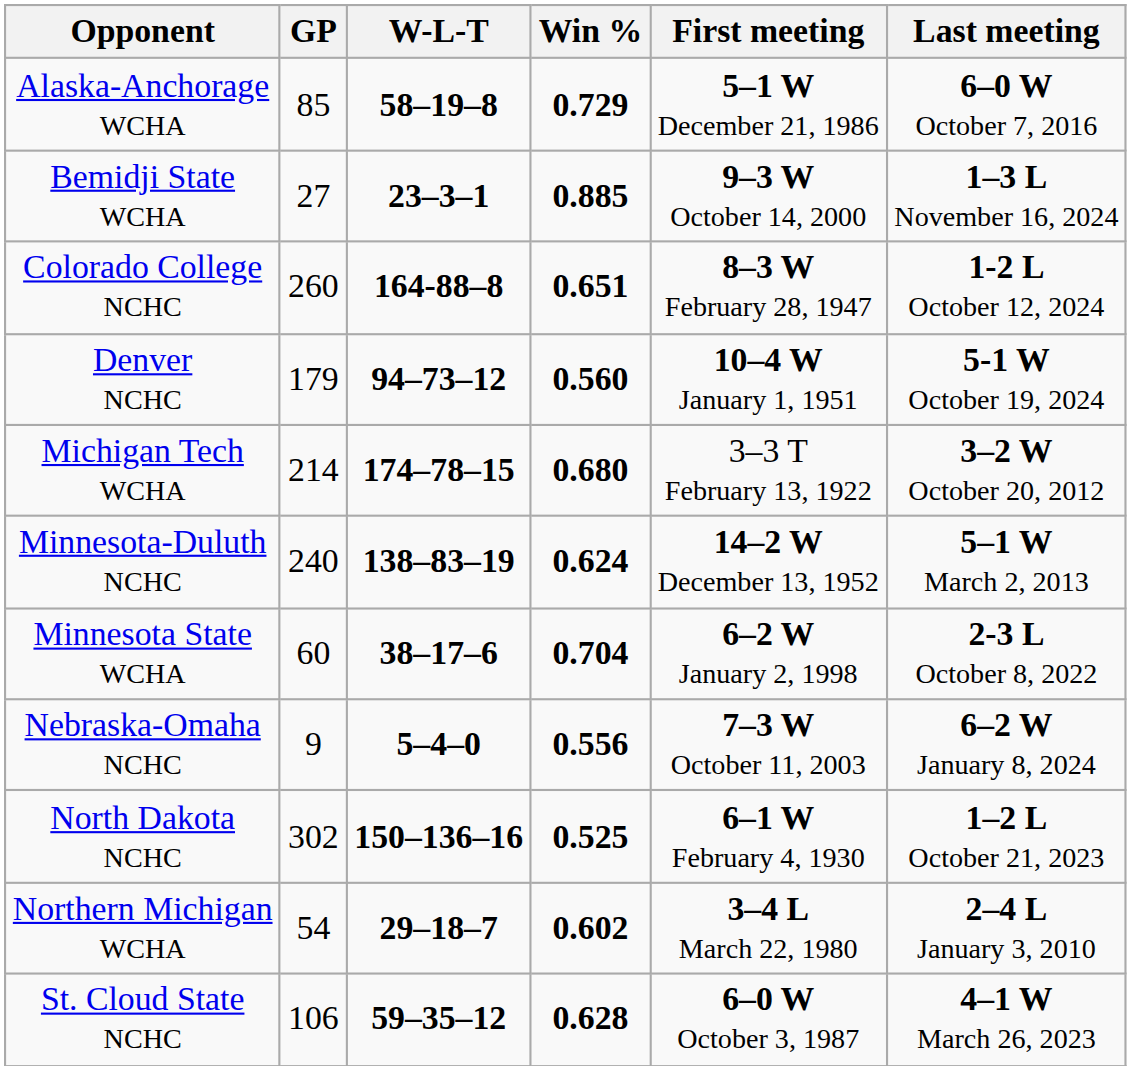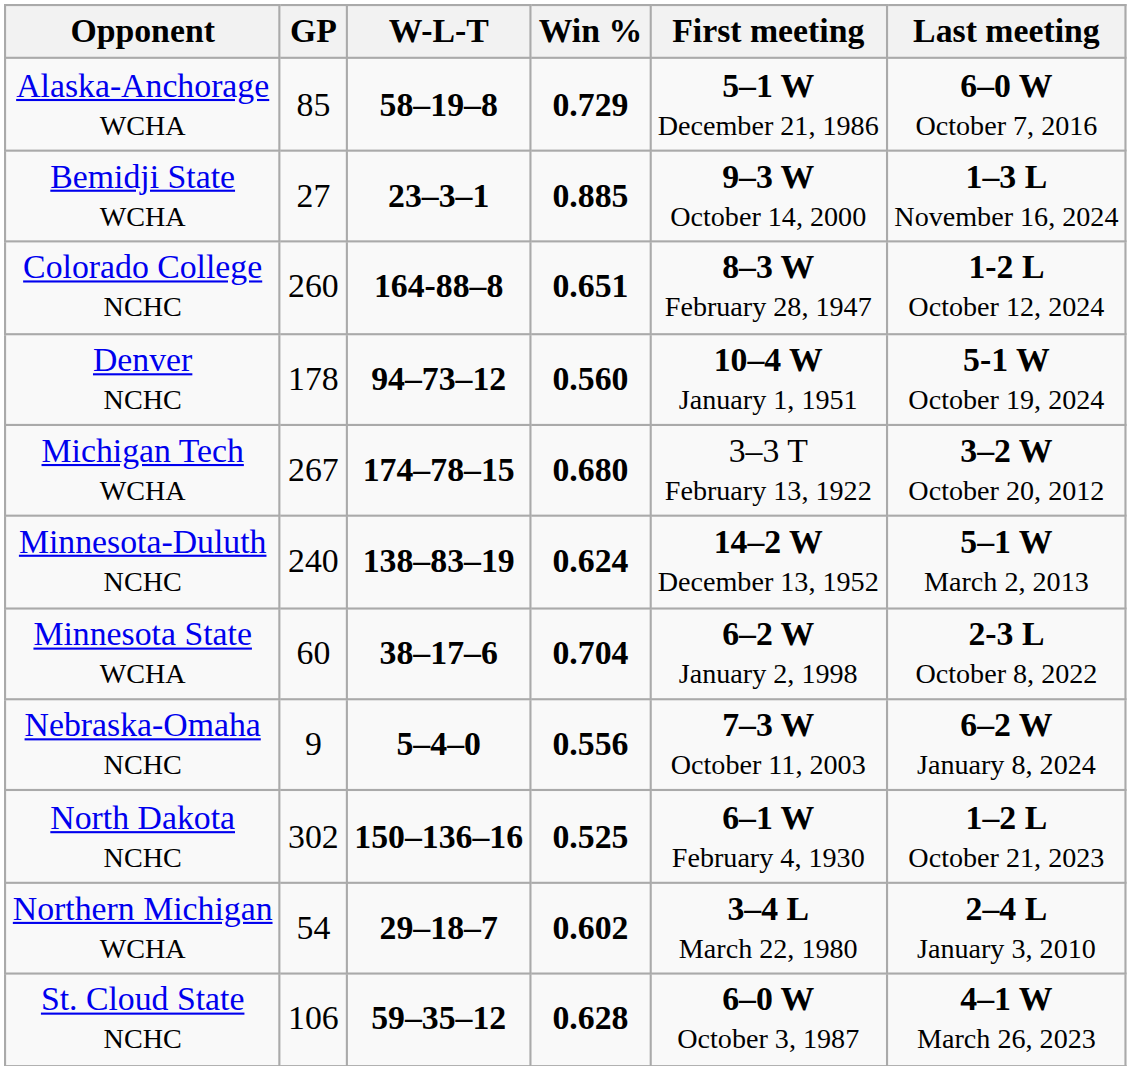(313, 378) 179 -> (313, 378) 178
(313, 469) 214 -> (313, 469) 267
